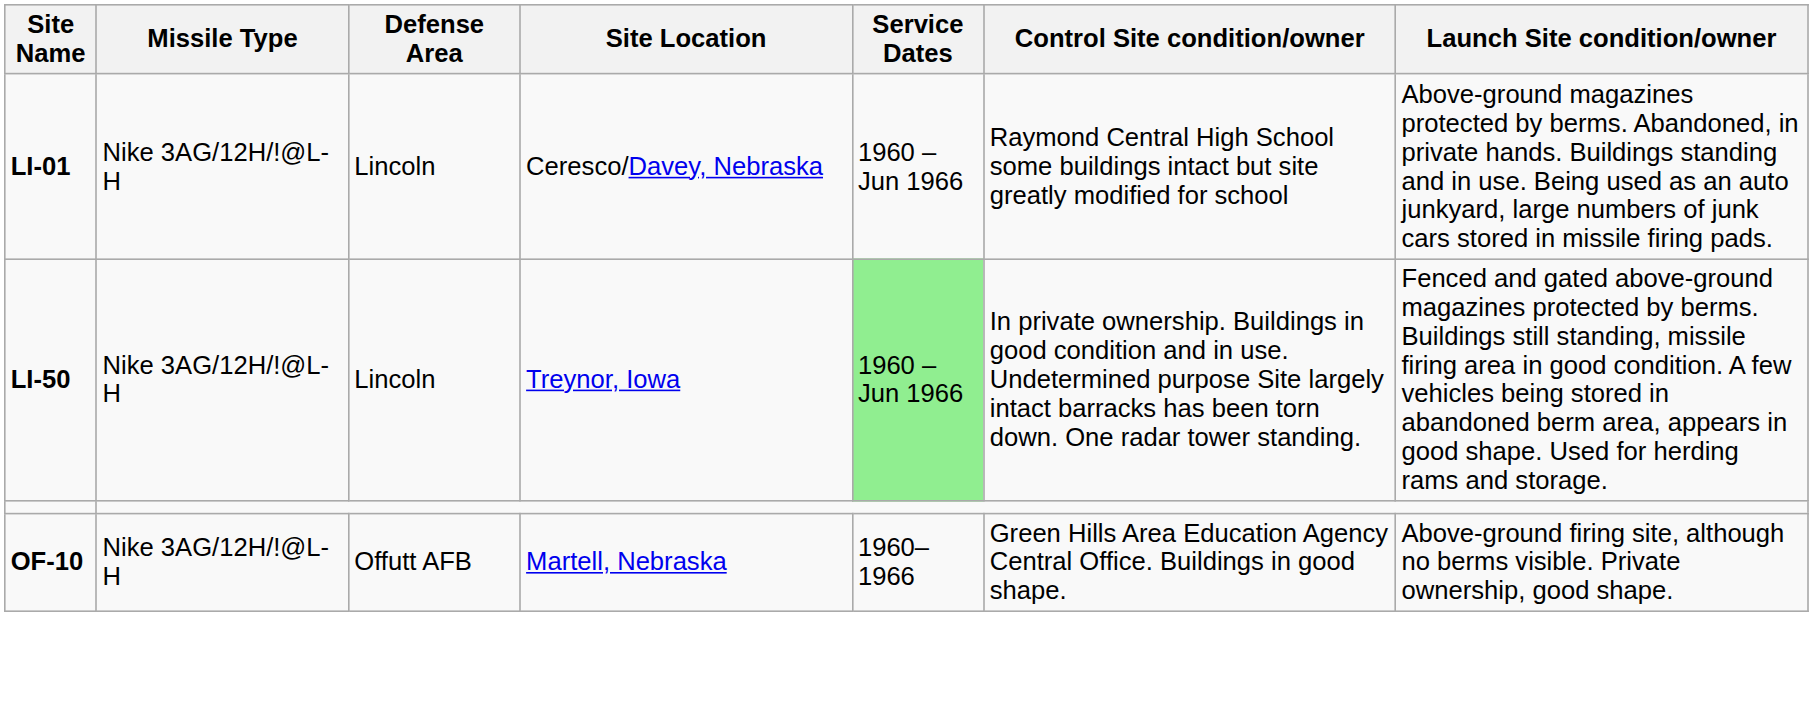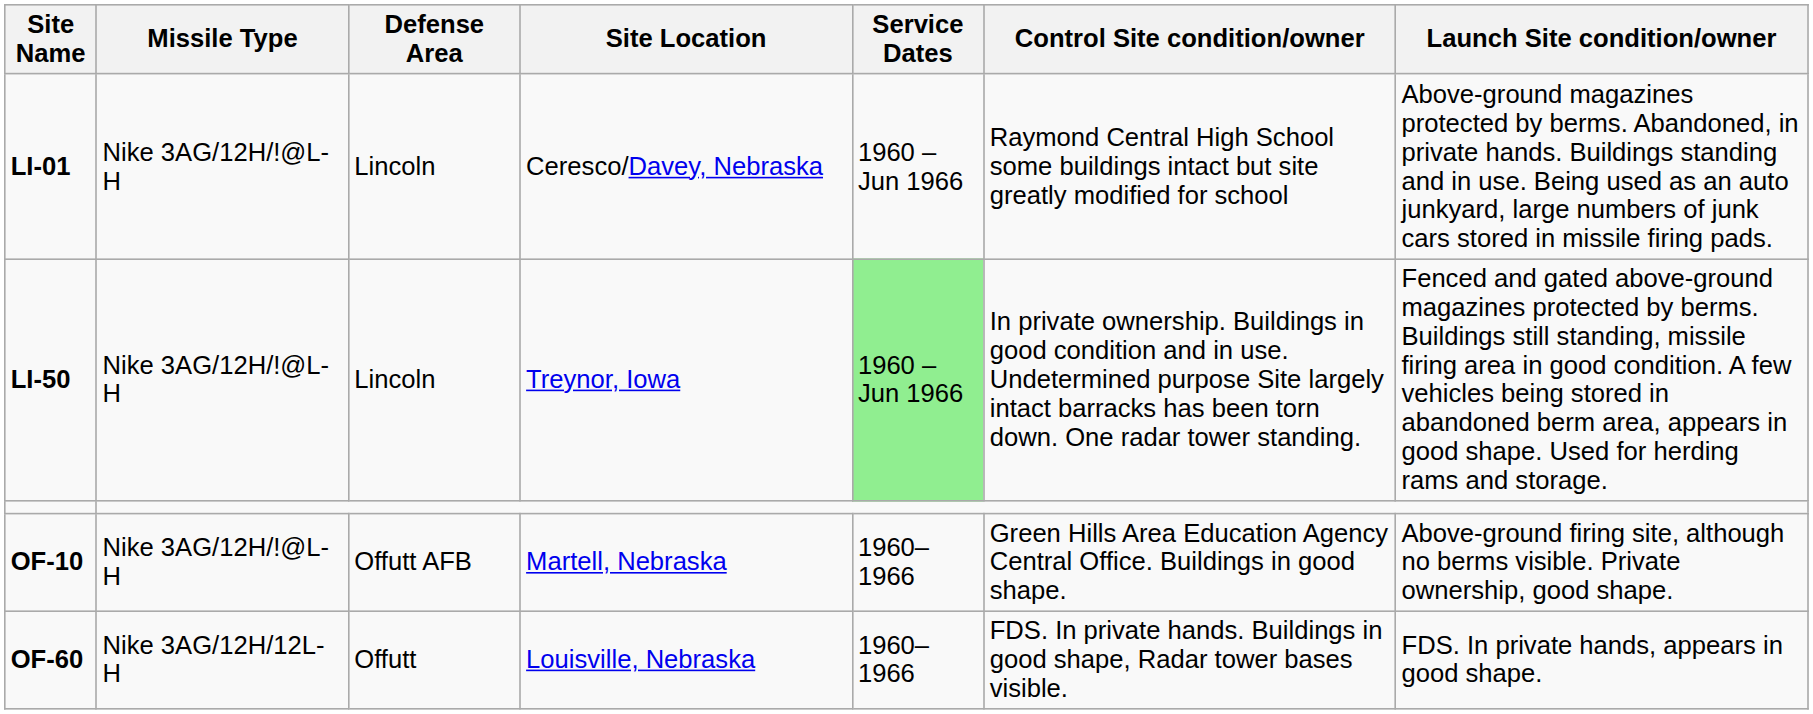+ row: (47, 659)
